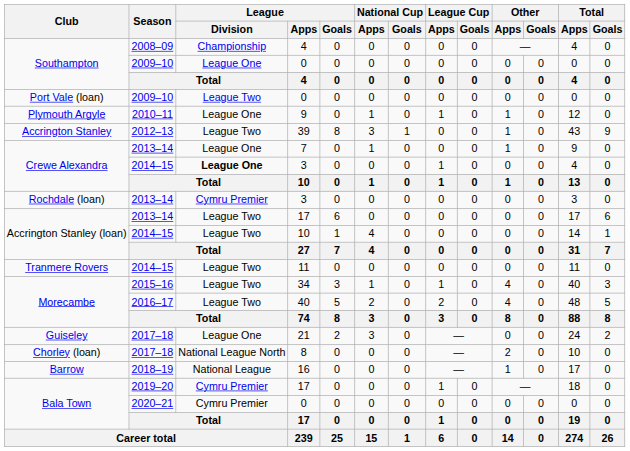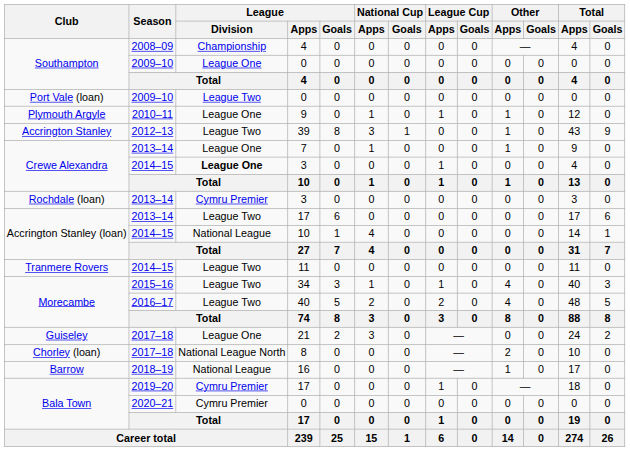(232, 234) League Two -> (232, 234) National League
